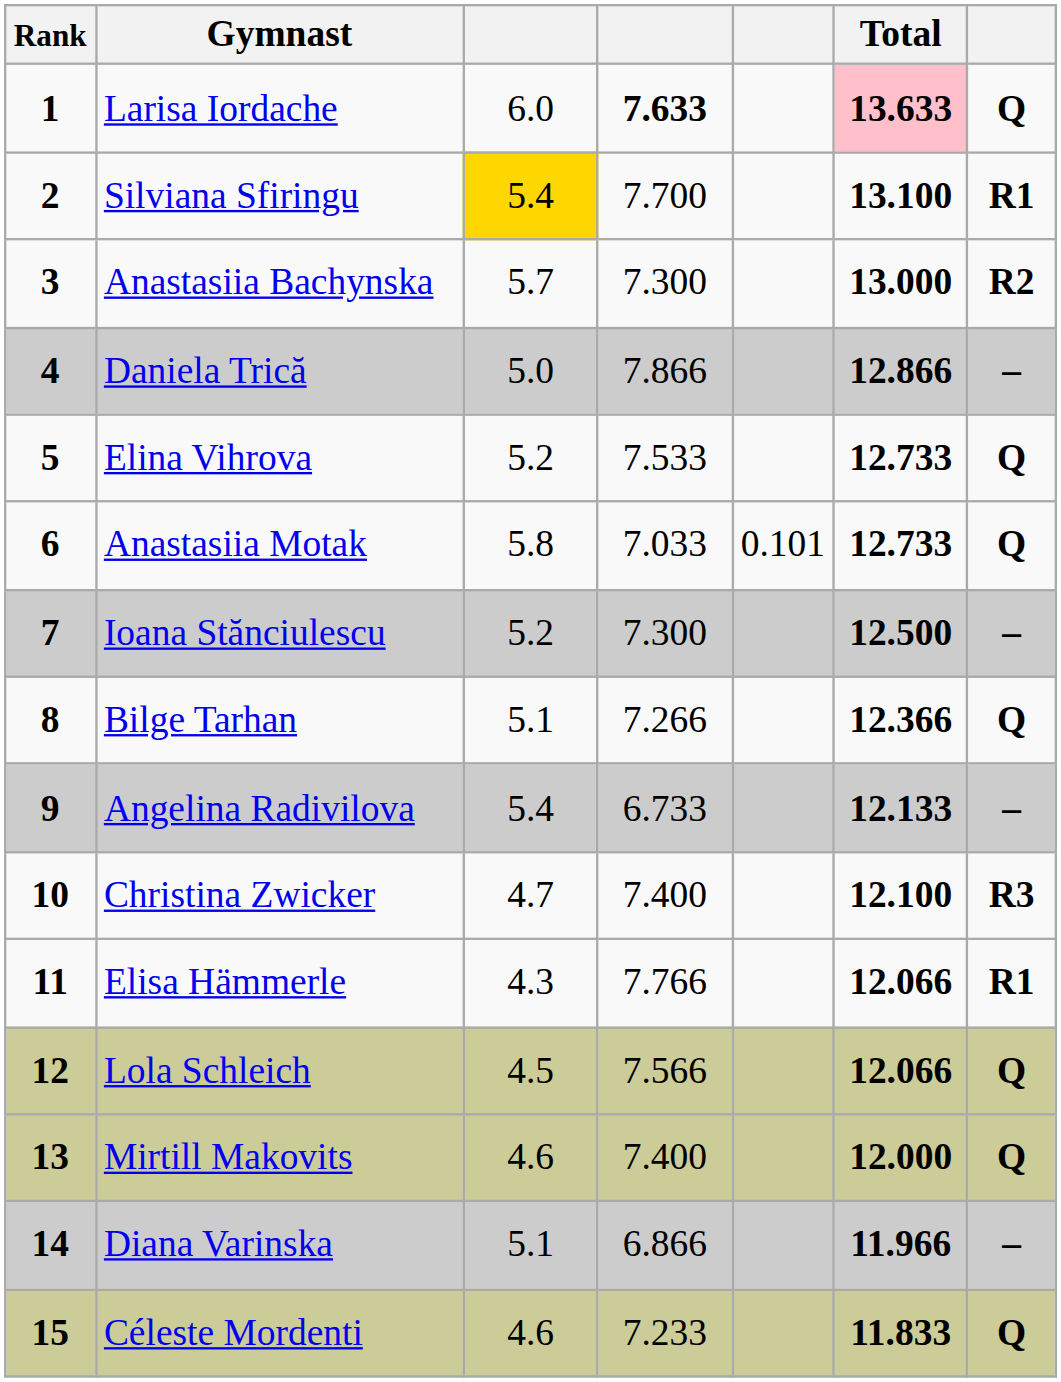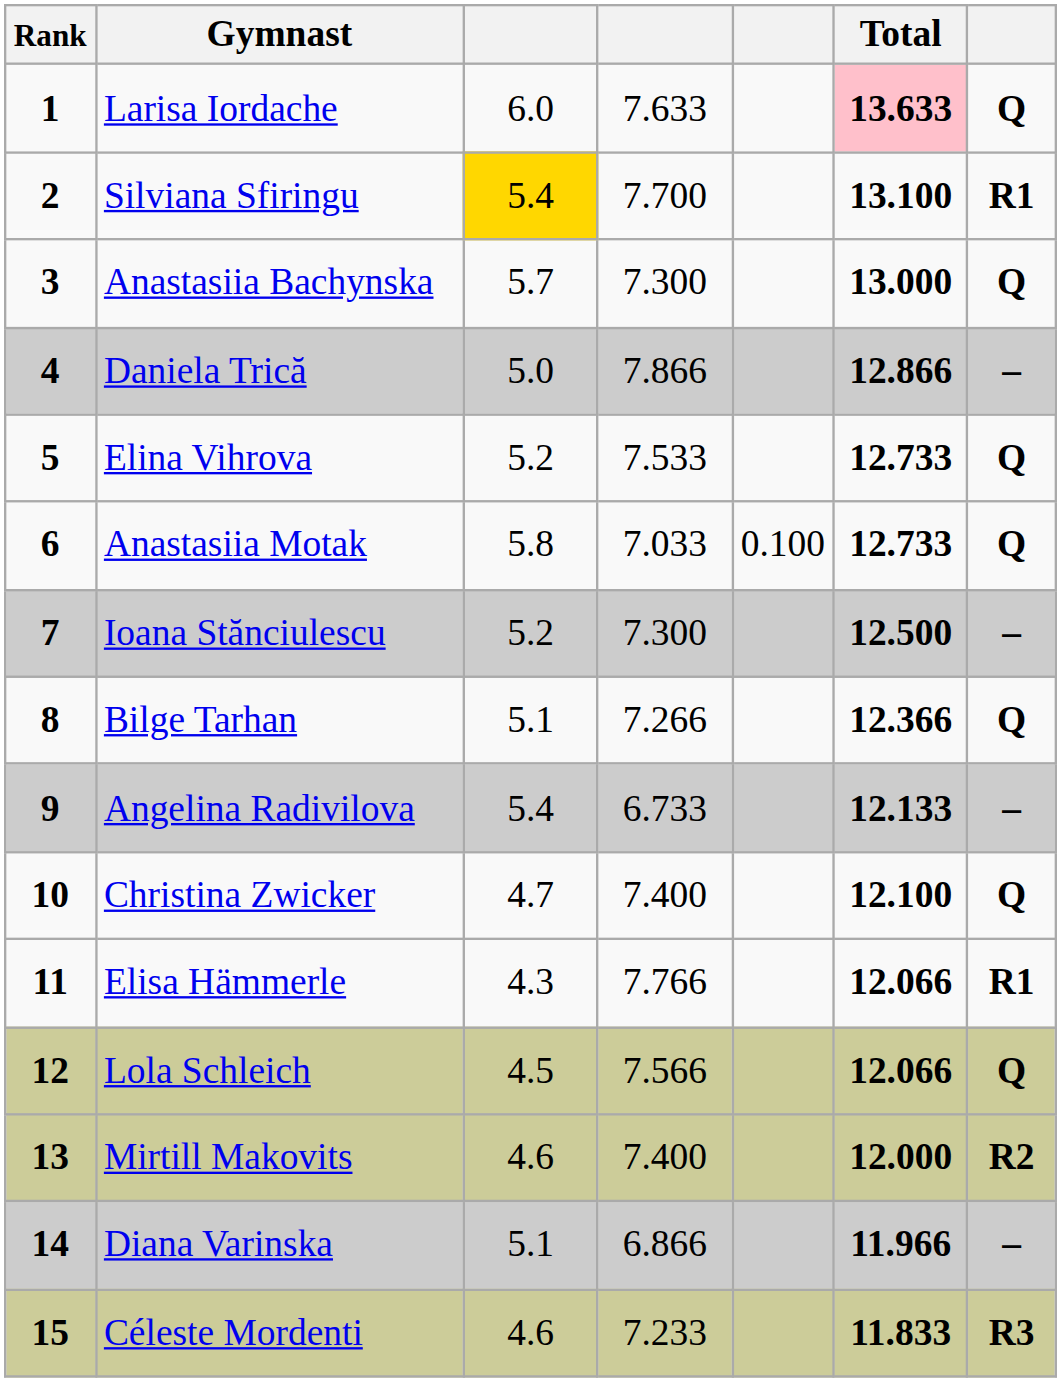(665, 107) bold -> (665, 107) normal
(1012, 282) R2 -> (1011, 282) Q
(783, 544) 0.101 -> (783, 544) 0.100
(1012, 894) R3 -> (1011, 894) Q
(1011, 1157) Q -> (1012, 1157) R2
(1011, 1332) Q -> (1012, 1332) R3
